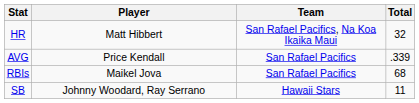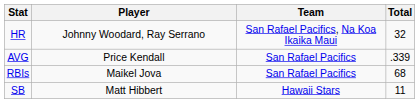(134, 35) Matt Hibbert -> (134, 35) Johnny Woodard, Ray Serrano
(134, 90) Johnny Woodard, Ray Serrano -> (134, 90) Matt Hibbert
